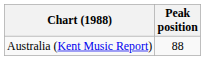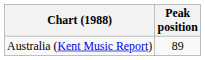(178, 45) 88 -> (178, 45) 89
